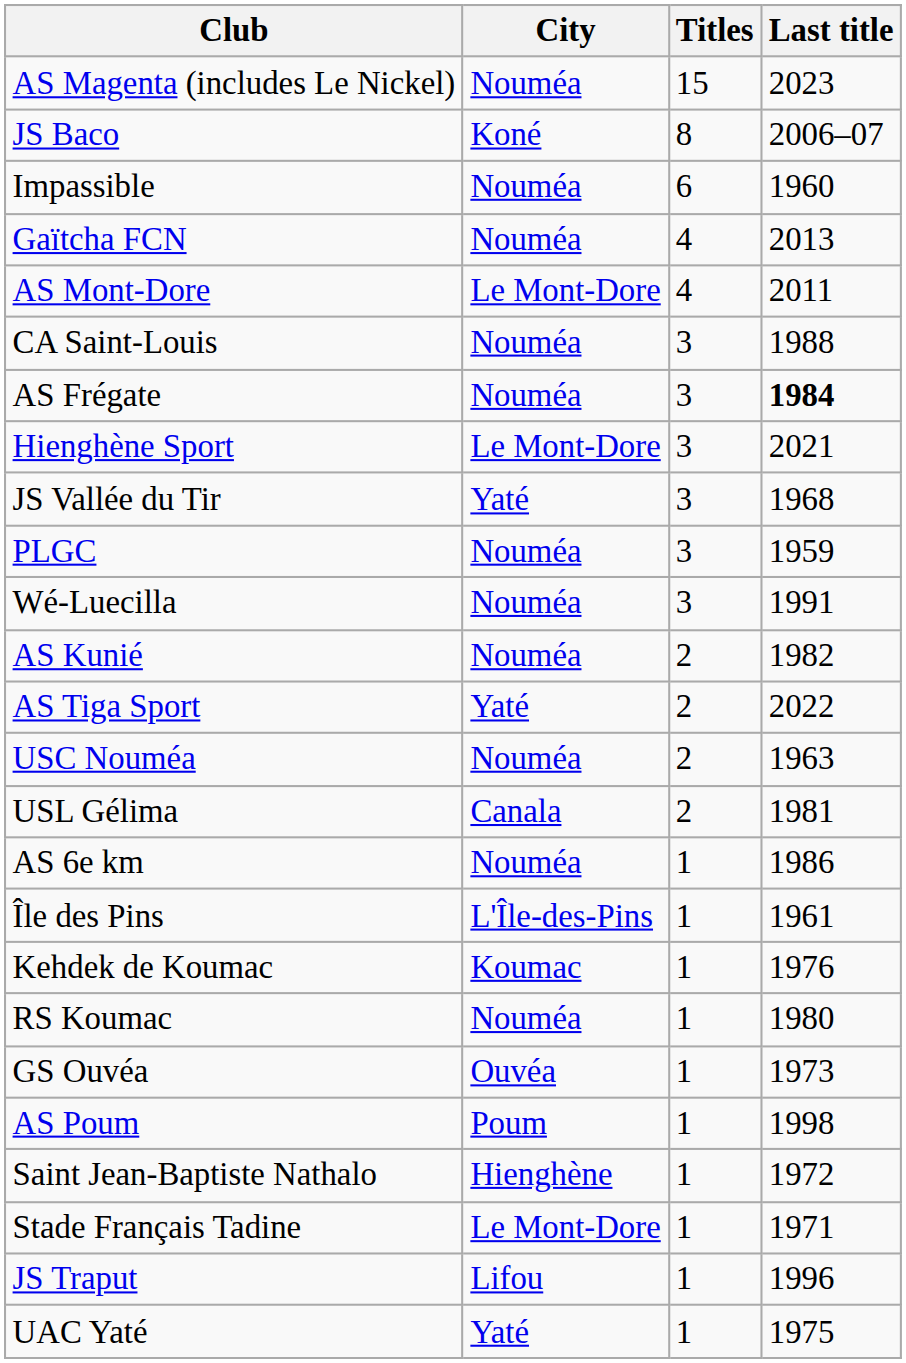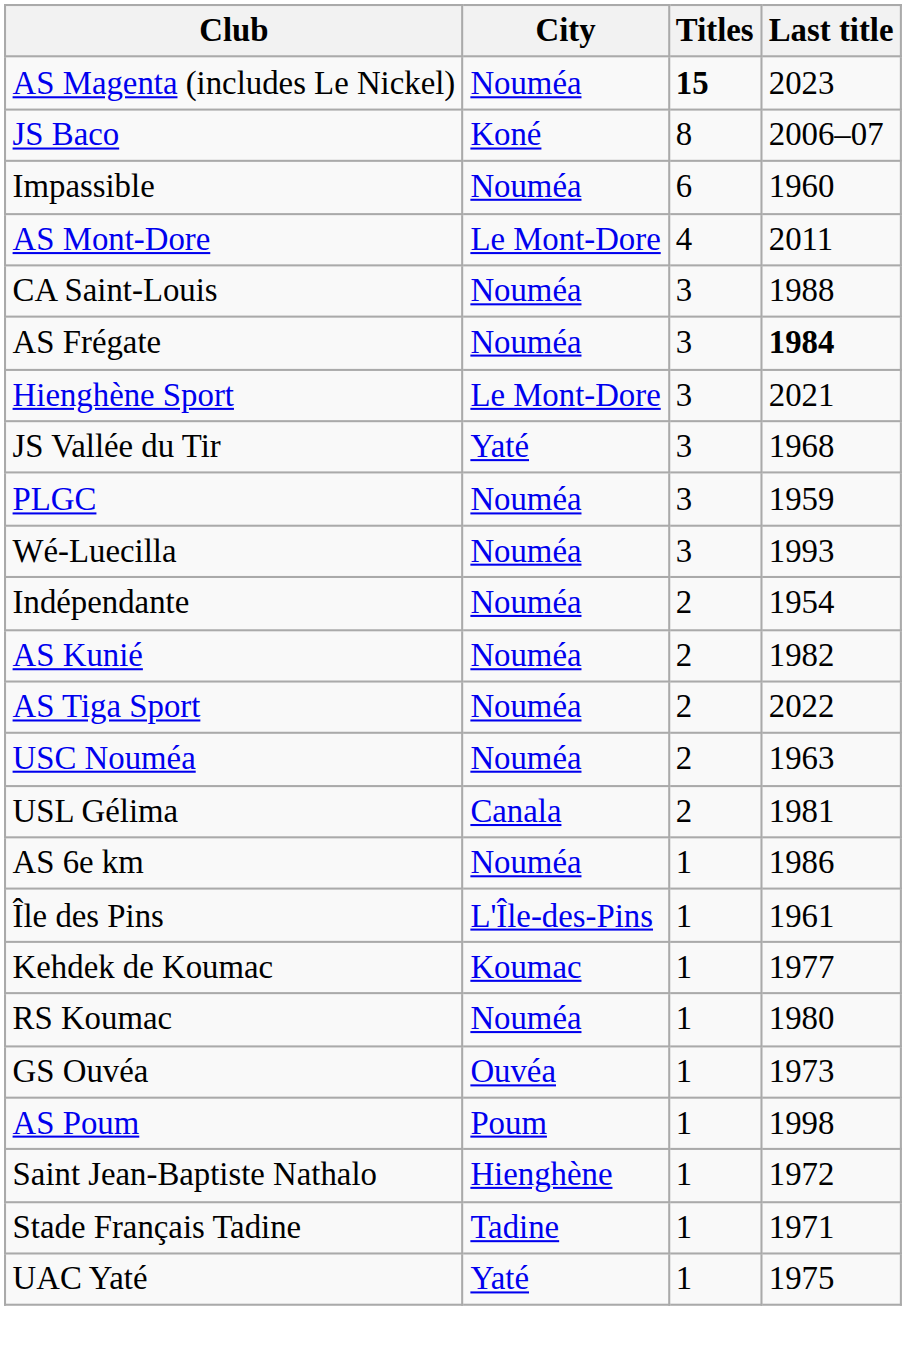(692, 82) normal -> (692, 82) bold
- row: (100, 238)
(802, 602) 1991 -> (802, 550) 1993
+ row: (101, 602)
(500, 706) Yaté -> (526, 706) Nouméa
(802, 966) 1976 -> (802, 966) 1977
(566, 1226) Le Mont-Dore -> (515, 1226) Tadine
- row: (75, 1278)
